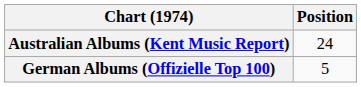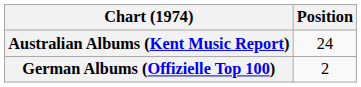(325, 69) 5 -> (325, 69) 2
